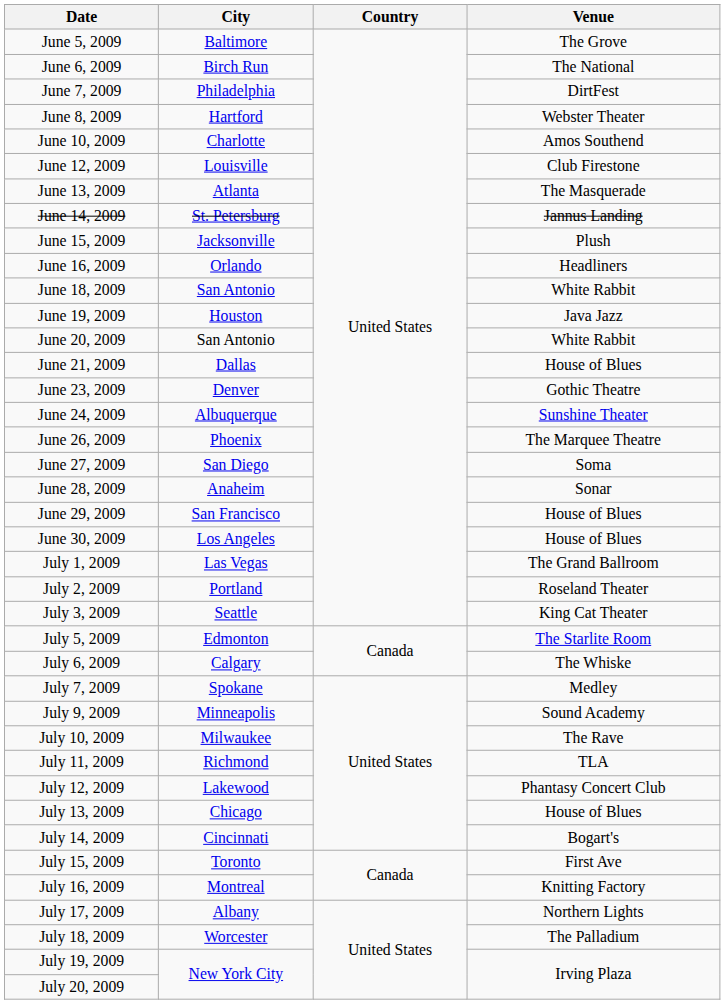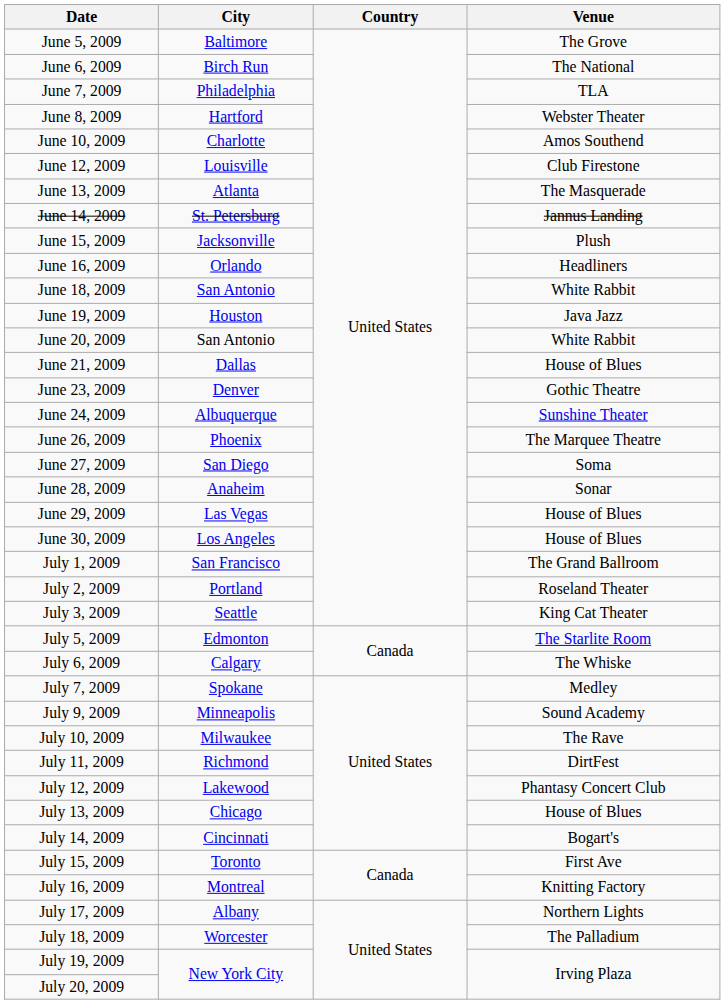(593, 91) DirtFest -> (593, 91) TLA
(236, 514) San Francisco -> (236, 514) Las Vegas
(236, 564) Las Vegas -> (236, 564) San Francisco
(593, 762) TLA -> (593, 762) DirtFest
